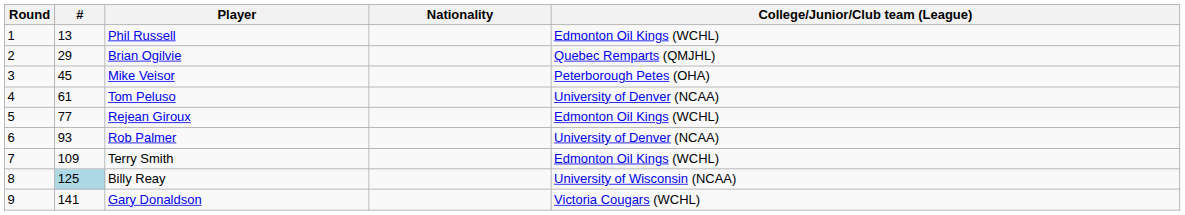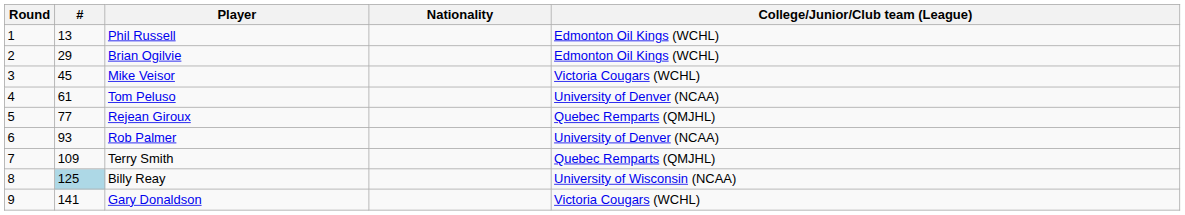(635, 55) Quebec Remparts (QMJHL) -> (637, 55) Edmonton Oil Kings (WCHL)
(632, 76) Peterborough Petes (OHA) -> (627, 76) Victoria Cougars (WCHL)
(637, 117) Edmonton Oil Kings (WCHL) -> (635, 117) Quebec Remparts (QMJHL)
(637, 158) Edmonton Oil Kings (WCHL) -> (635, 158) Quebec Remparts (QMJHL)
